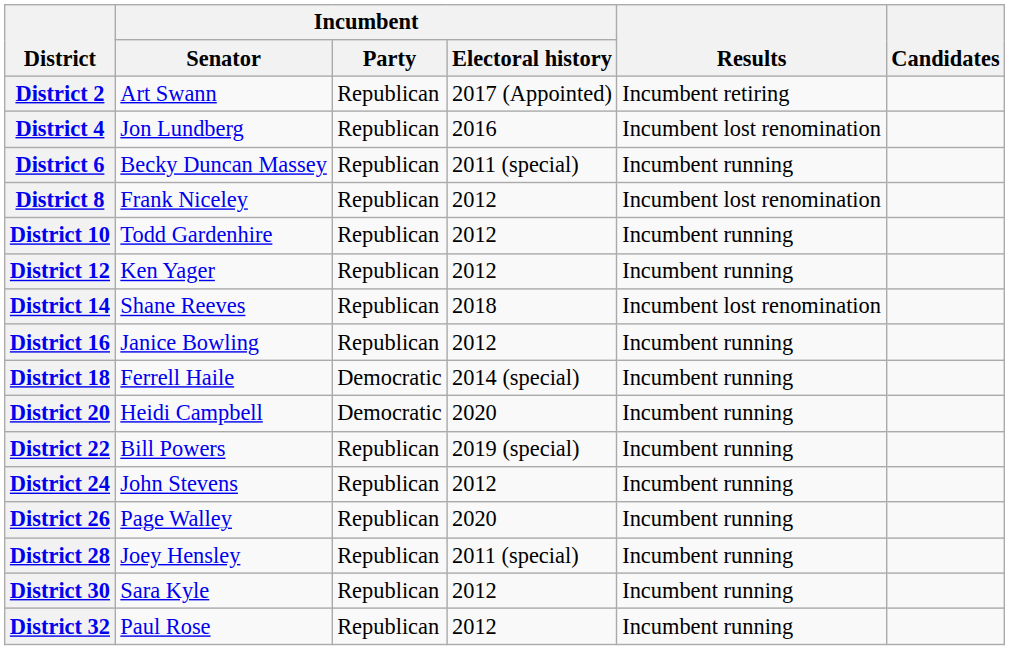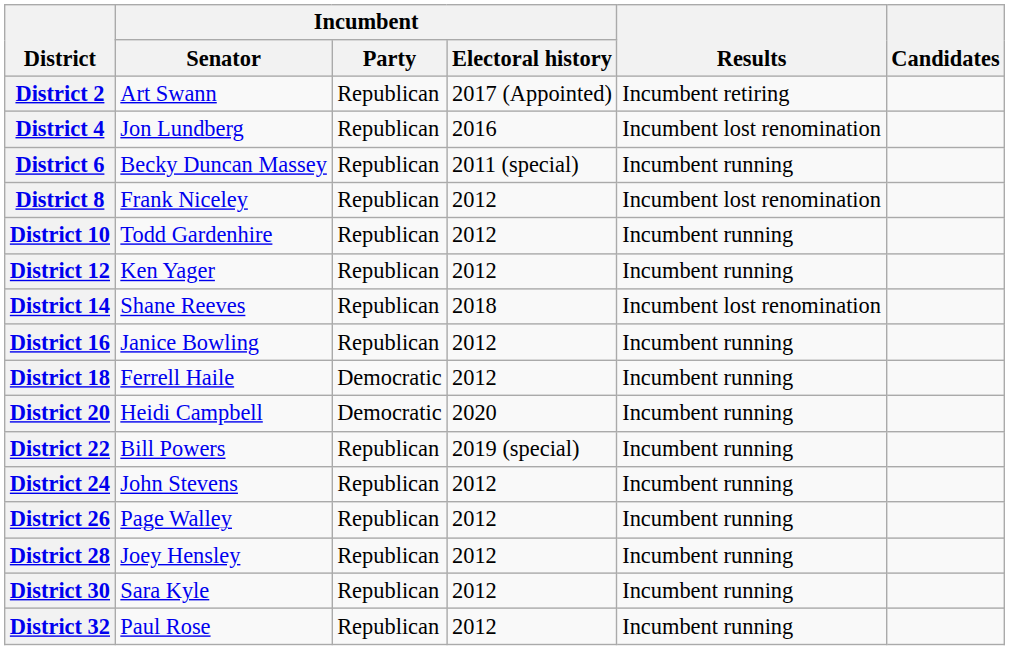(516, 377) 2014 (special) -> (474, 377) 2012
(474, 519) 2020 -> (474, 519) 2012
(515, 555) 2011 (special) -> (474, 555) 2012
